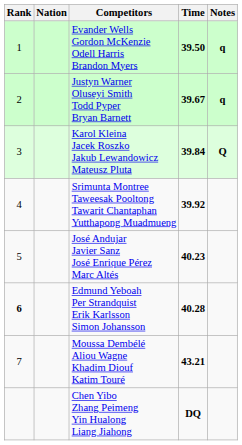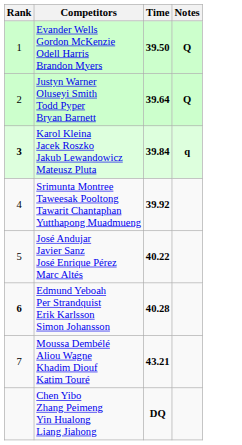- column: (52, 12)
(222, 47) q -> (187, 47) Q
(193, 99) 39.67 -> (158, 99) 39.64
(222, 99) q -> (187, 99) Q
(19, 152) normal -> (19, 152) bold
(222, 152) Q -> (187, 152) q
(193, 256) 40.23 -> (158, 256) 40.22
